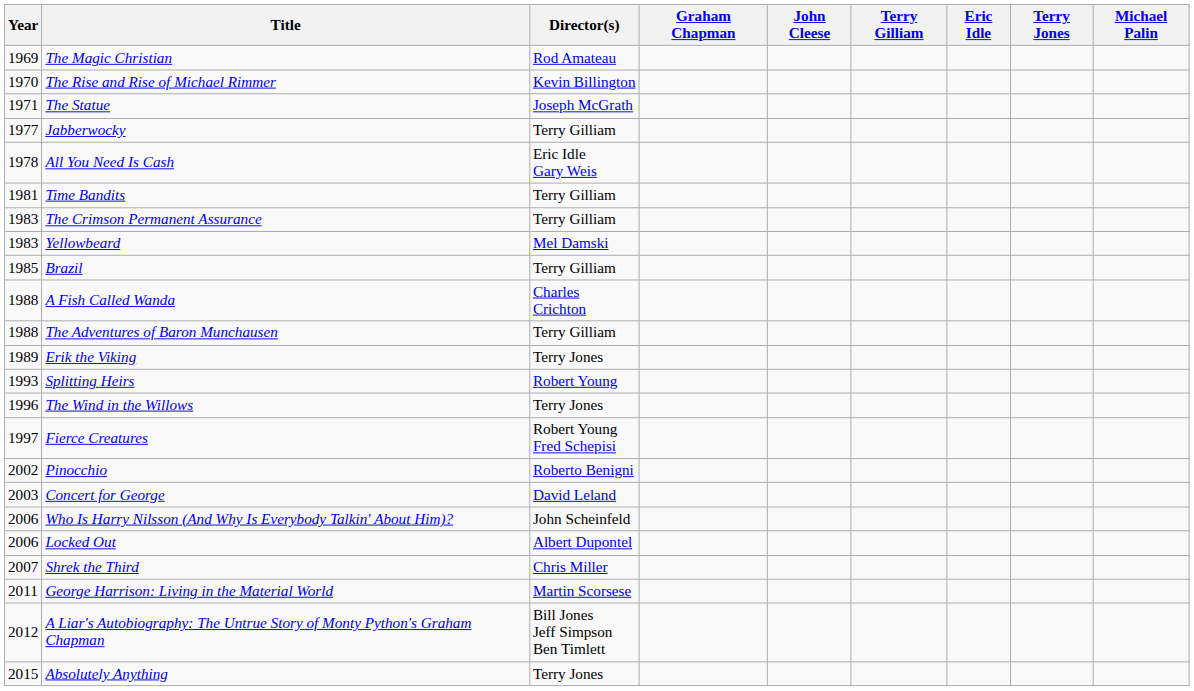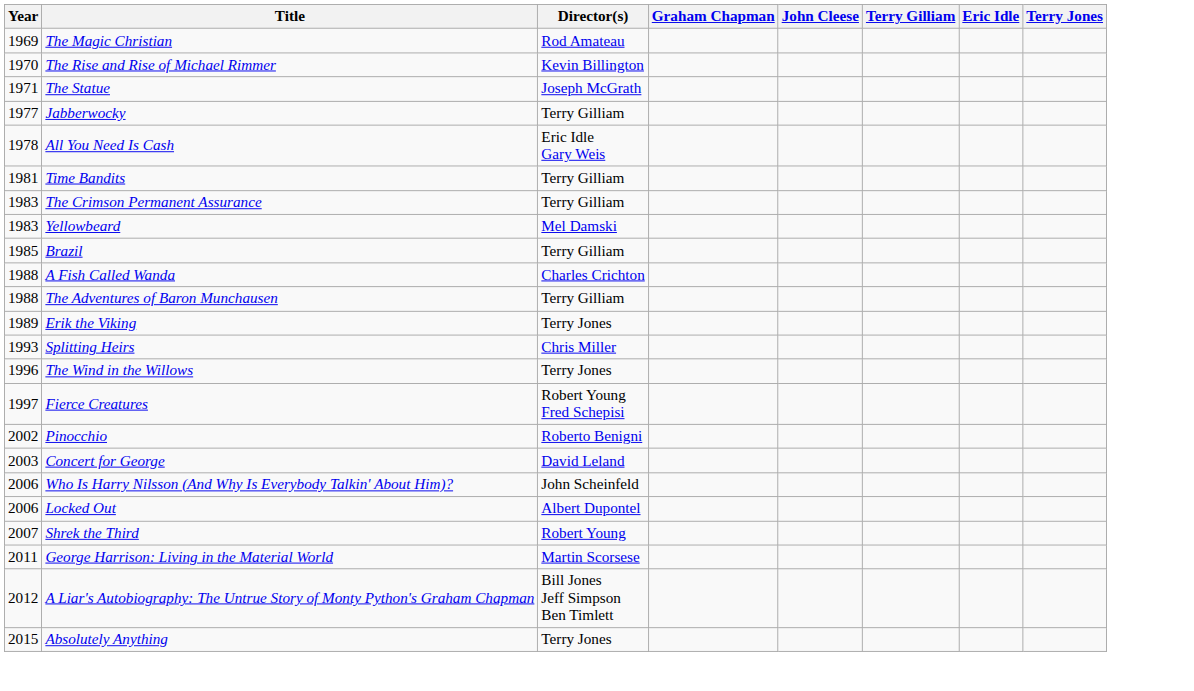- column: (1141, 25)
(575, 381) Robert Young -> (579, 347) Chris Miller
(570, 567) Chris Miller -> (584, 532) Robert Young
